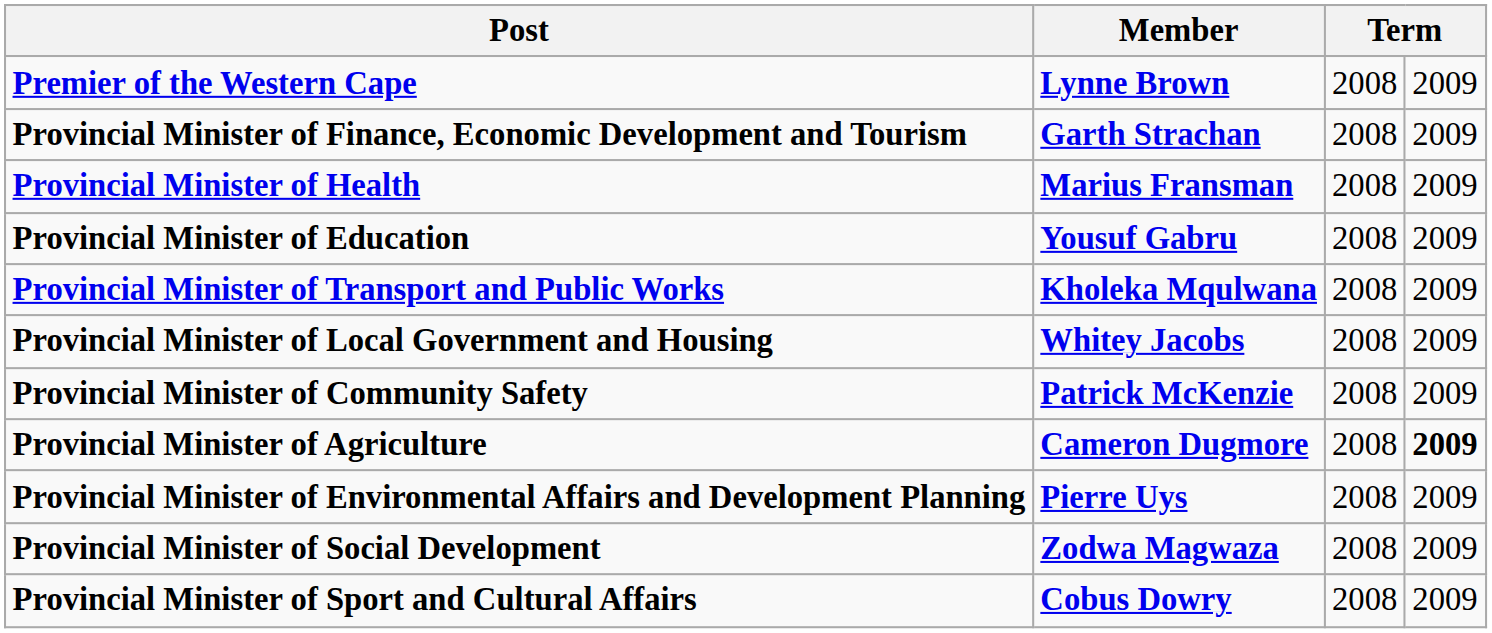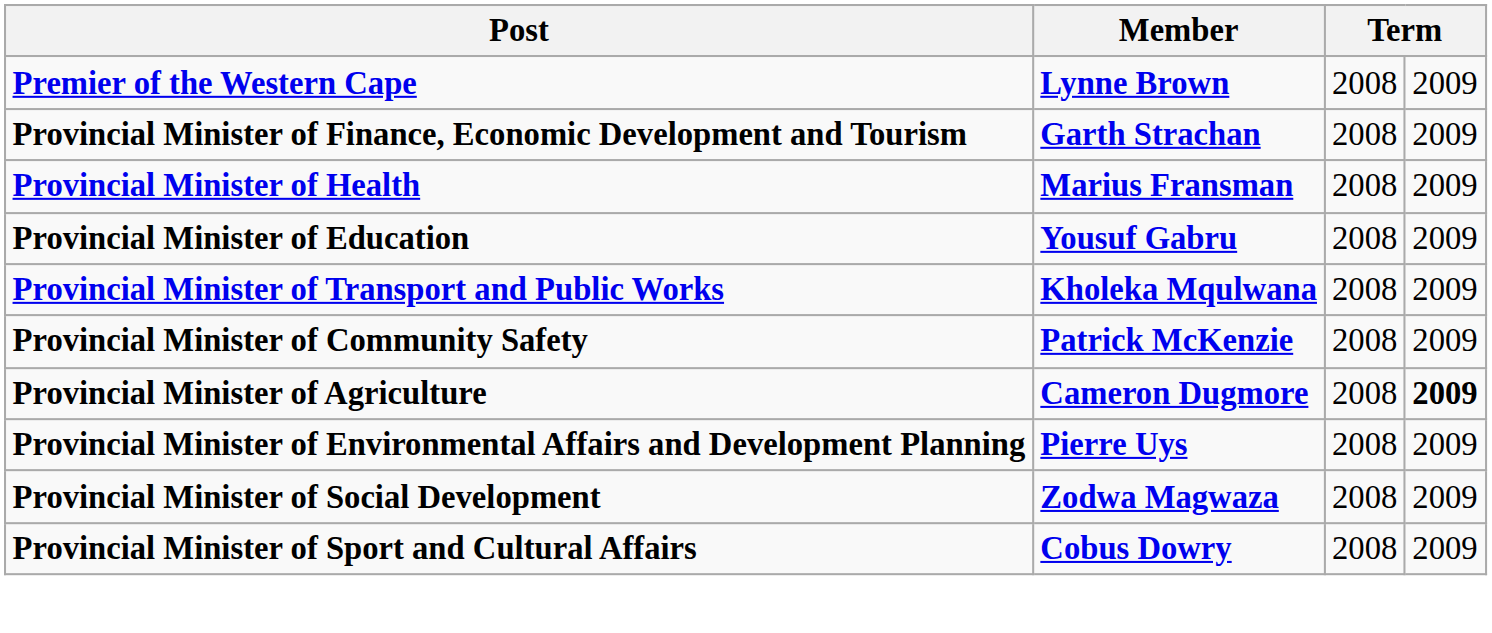- row: (393, 340)
